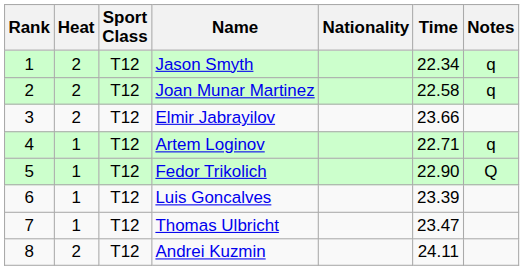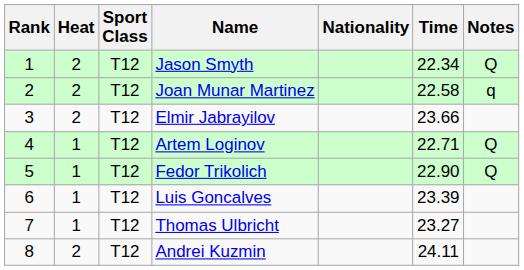(491, 63) q -> (491, 63) Q
(491, 144) q -> (491, 144) Q
(438, 225) 23.47 -> (438, 225) 23.27
